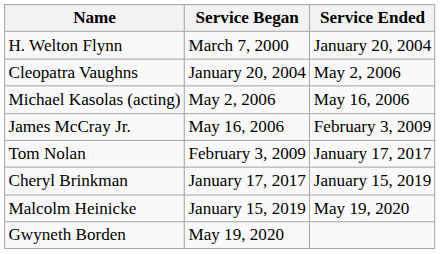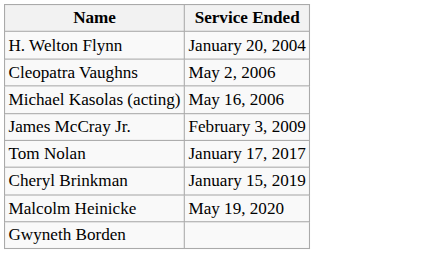- column: (247, 18)
